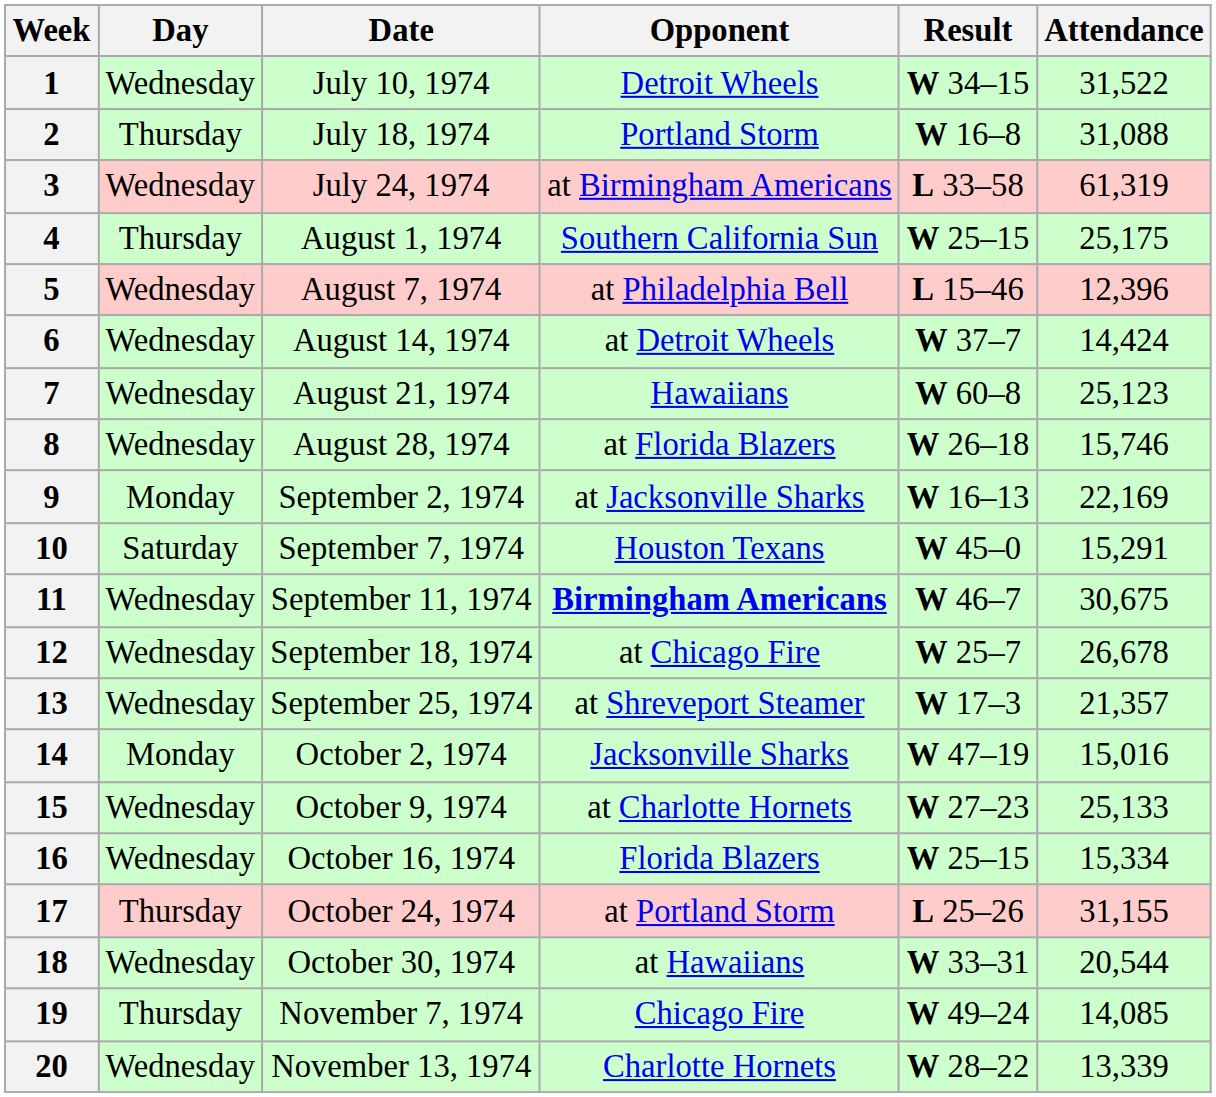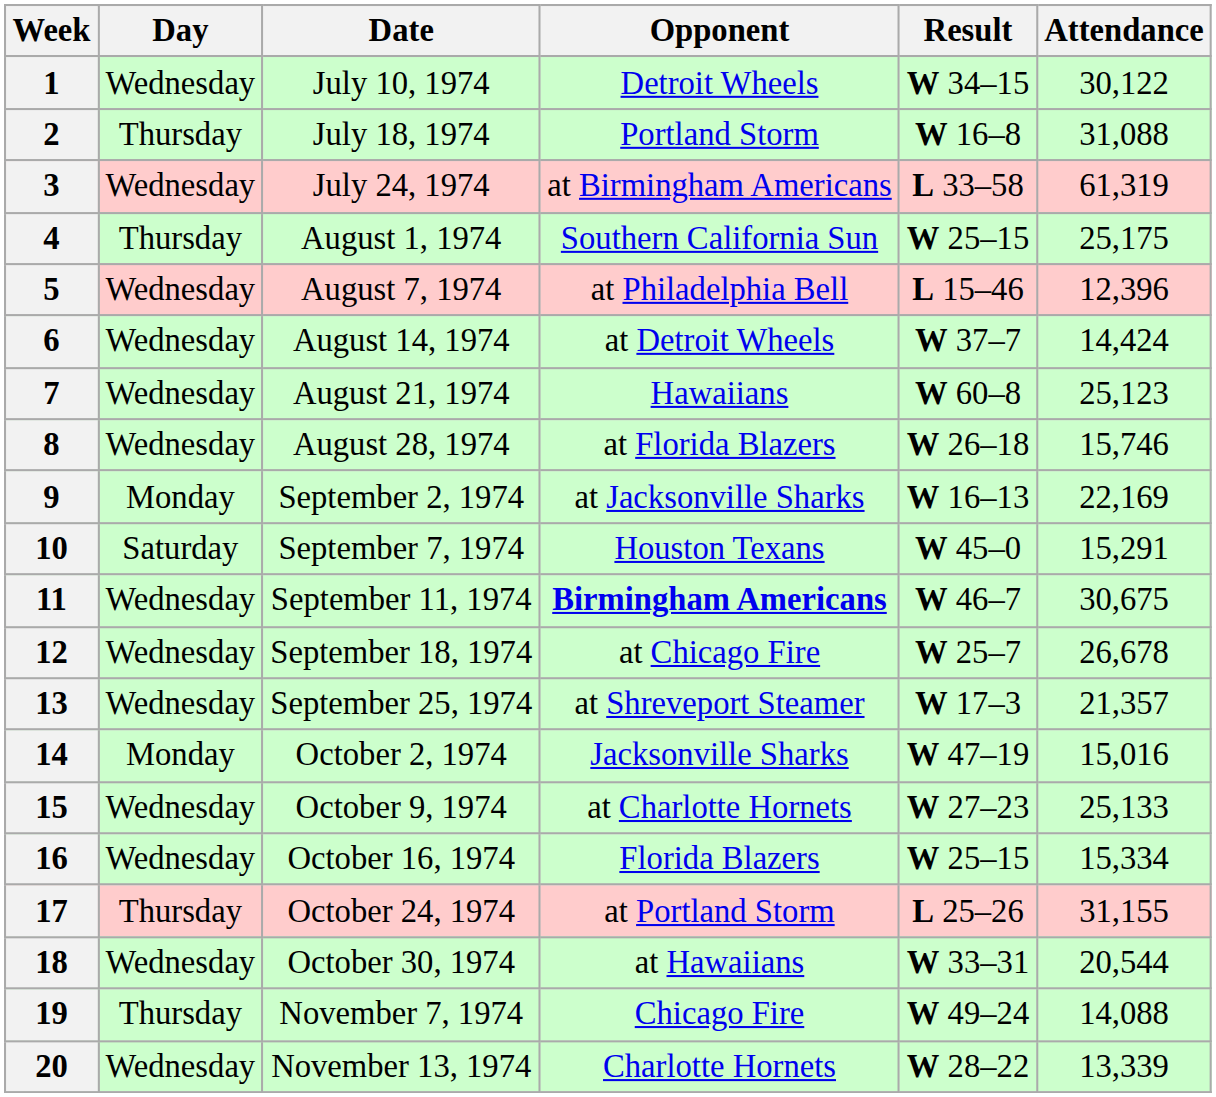(1124, 82) 31,522 -> (1124, 82) 30,122
(1124, 1013) 14,085 -> (1124, 1013) 14,088
